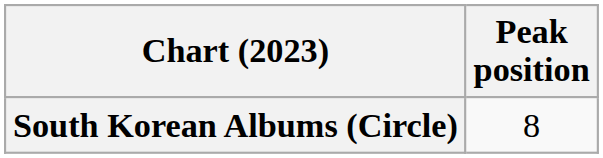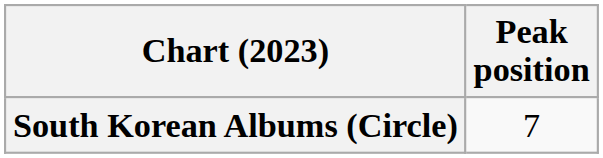(532, 124) 8 -> (532, 124) 7
